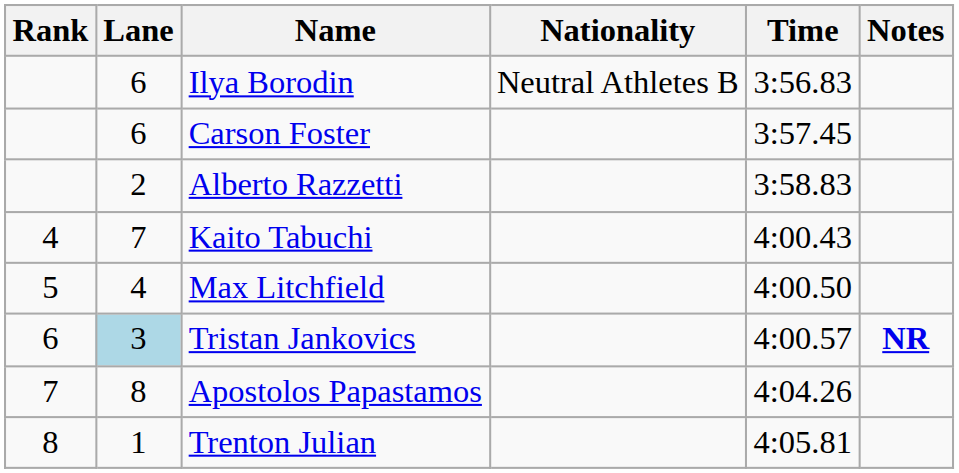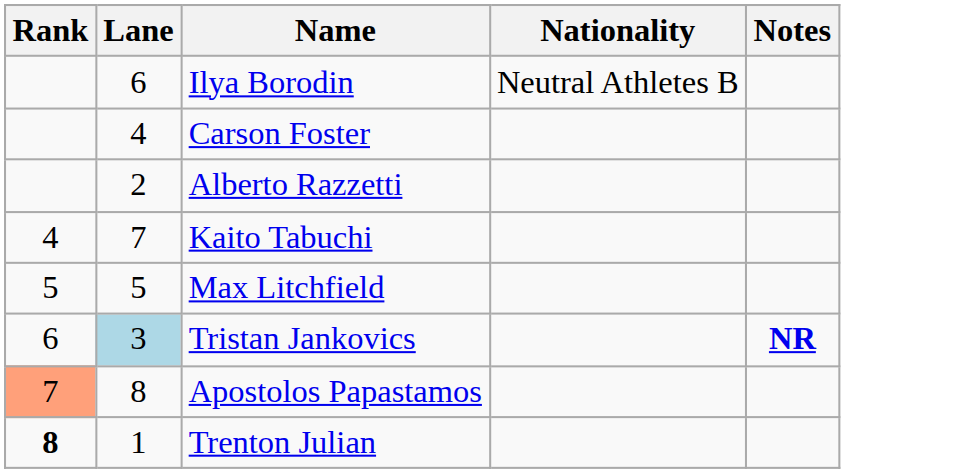- column: (803, 30)
(138, 133) 6 -> (138, 133) 4
(138, 287) 4 -> (138, 287) 5
(50, 390) no background -> (50, 390) lightsalmon background
(50, 442) normal -> (50, 442) bold
